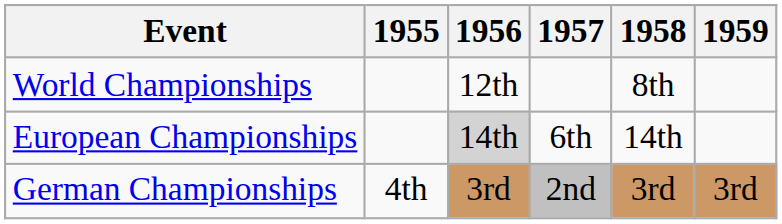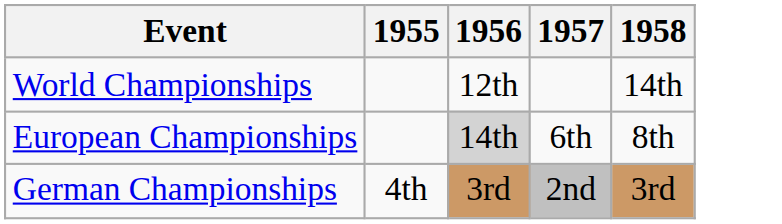- column: (735, 31)
(653, 84) 8th -> (653, 84) 14th
(653, 137) 14th -> (653, 137) 8th
